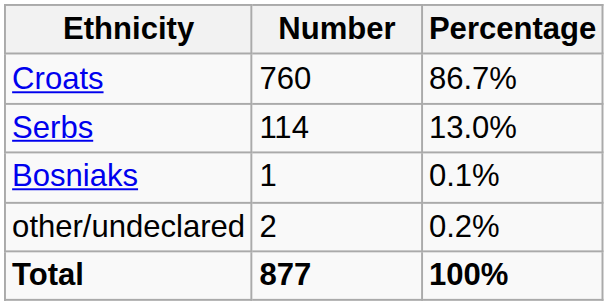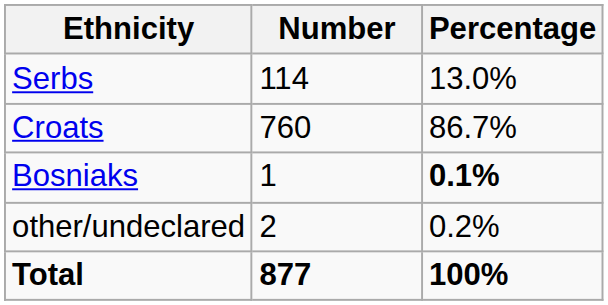rows swapped: (58, 78) <-> (53, 127)
(464, 176) normal -> (464, 176) bold
